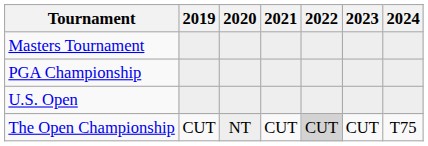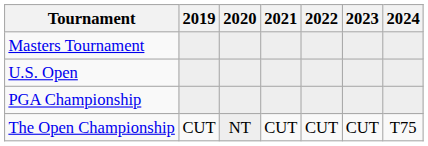rows swapped: (75, 72) <-> (43, 100)
(322, 127) lightgrey background -> (322, 127) no background
